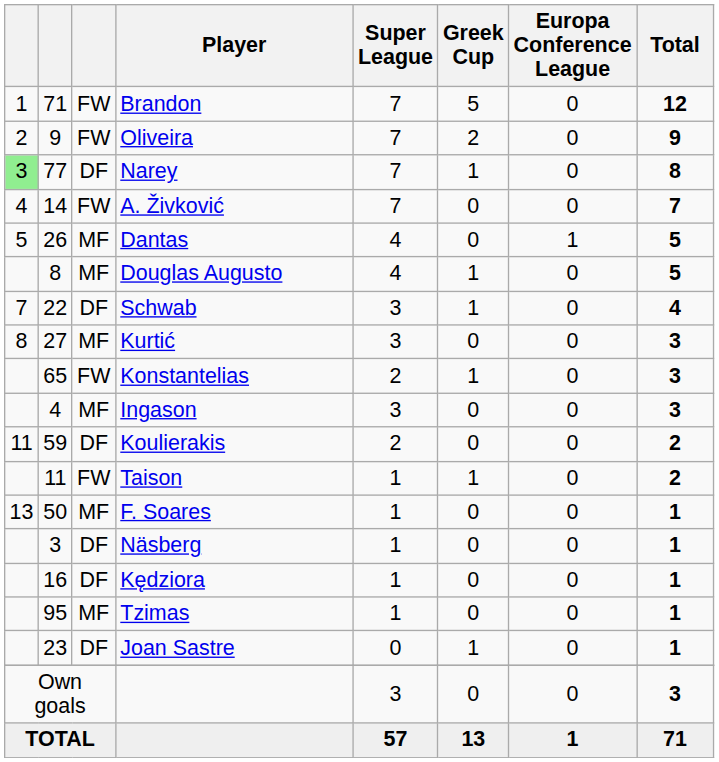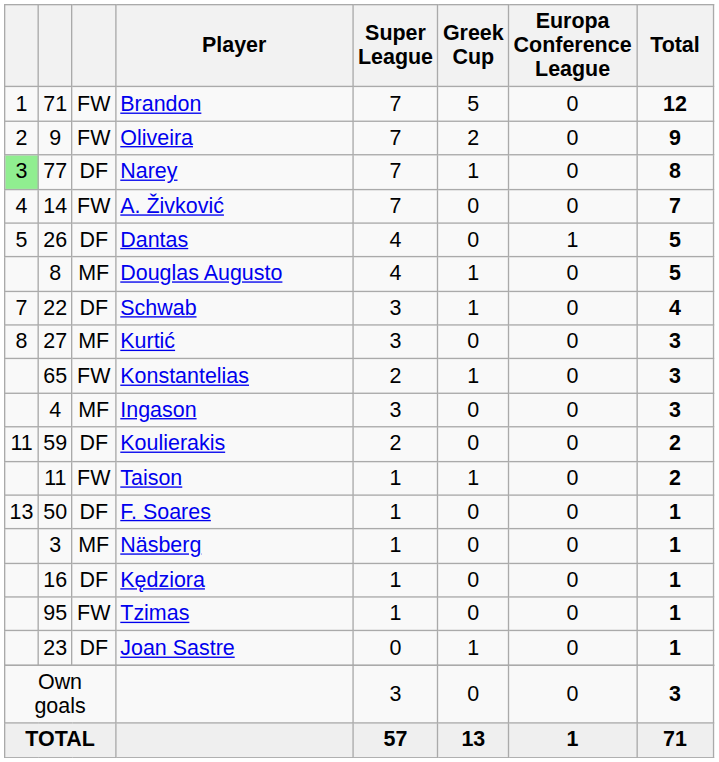(94, 239) MF -> (94, 239) DF
(94, 511) MF -> (94, 511) DF
(94, 545) DF -> (94, 545) MF
(94, 613) MF -> (94, 613) FW
